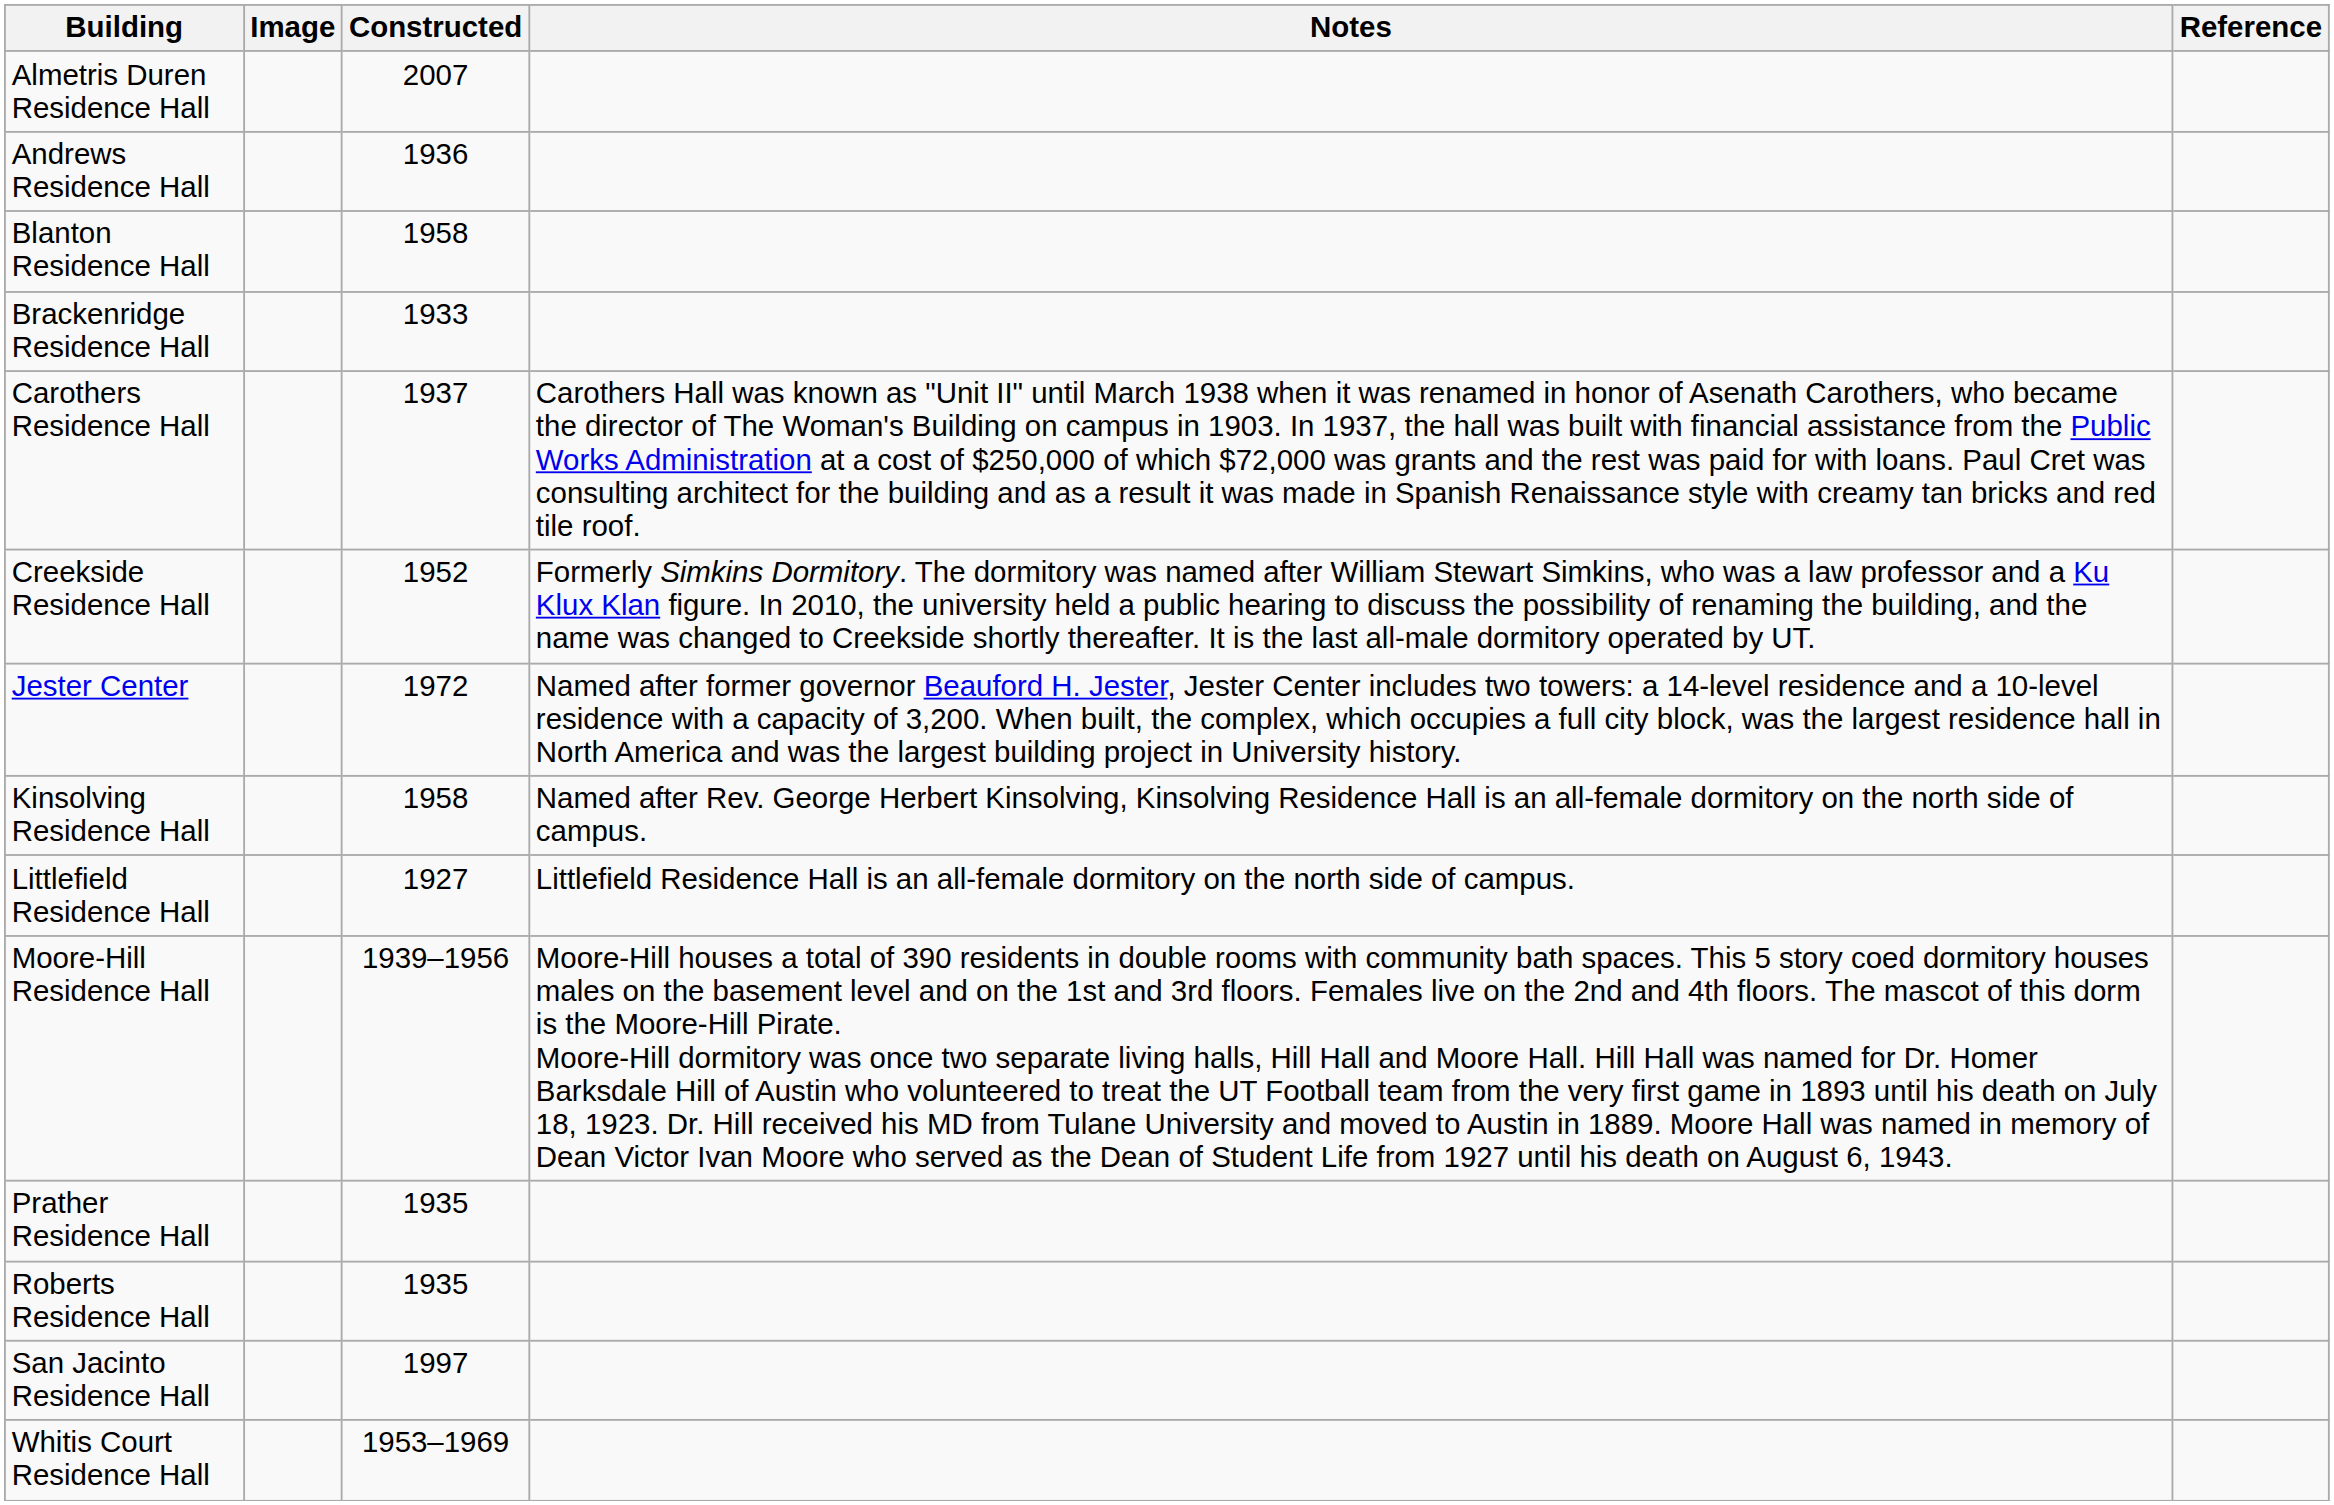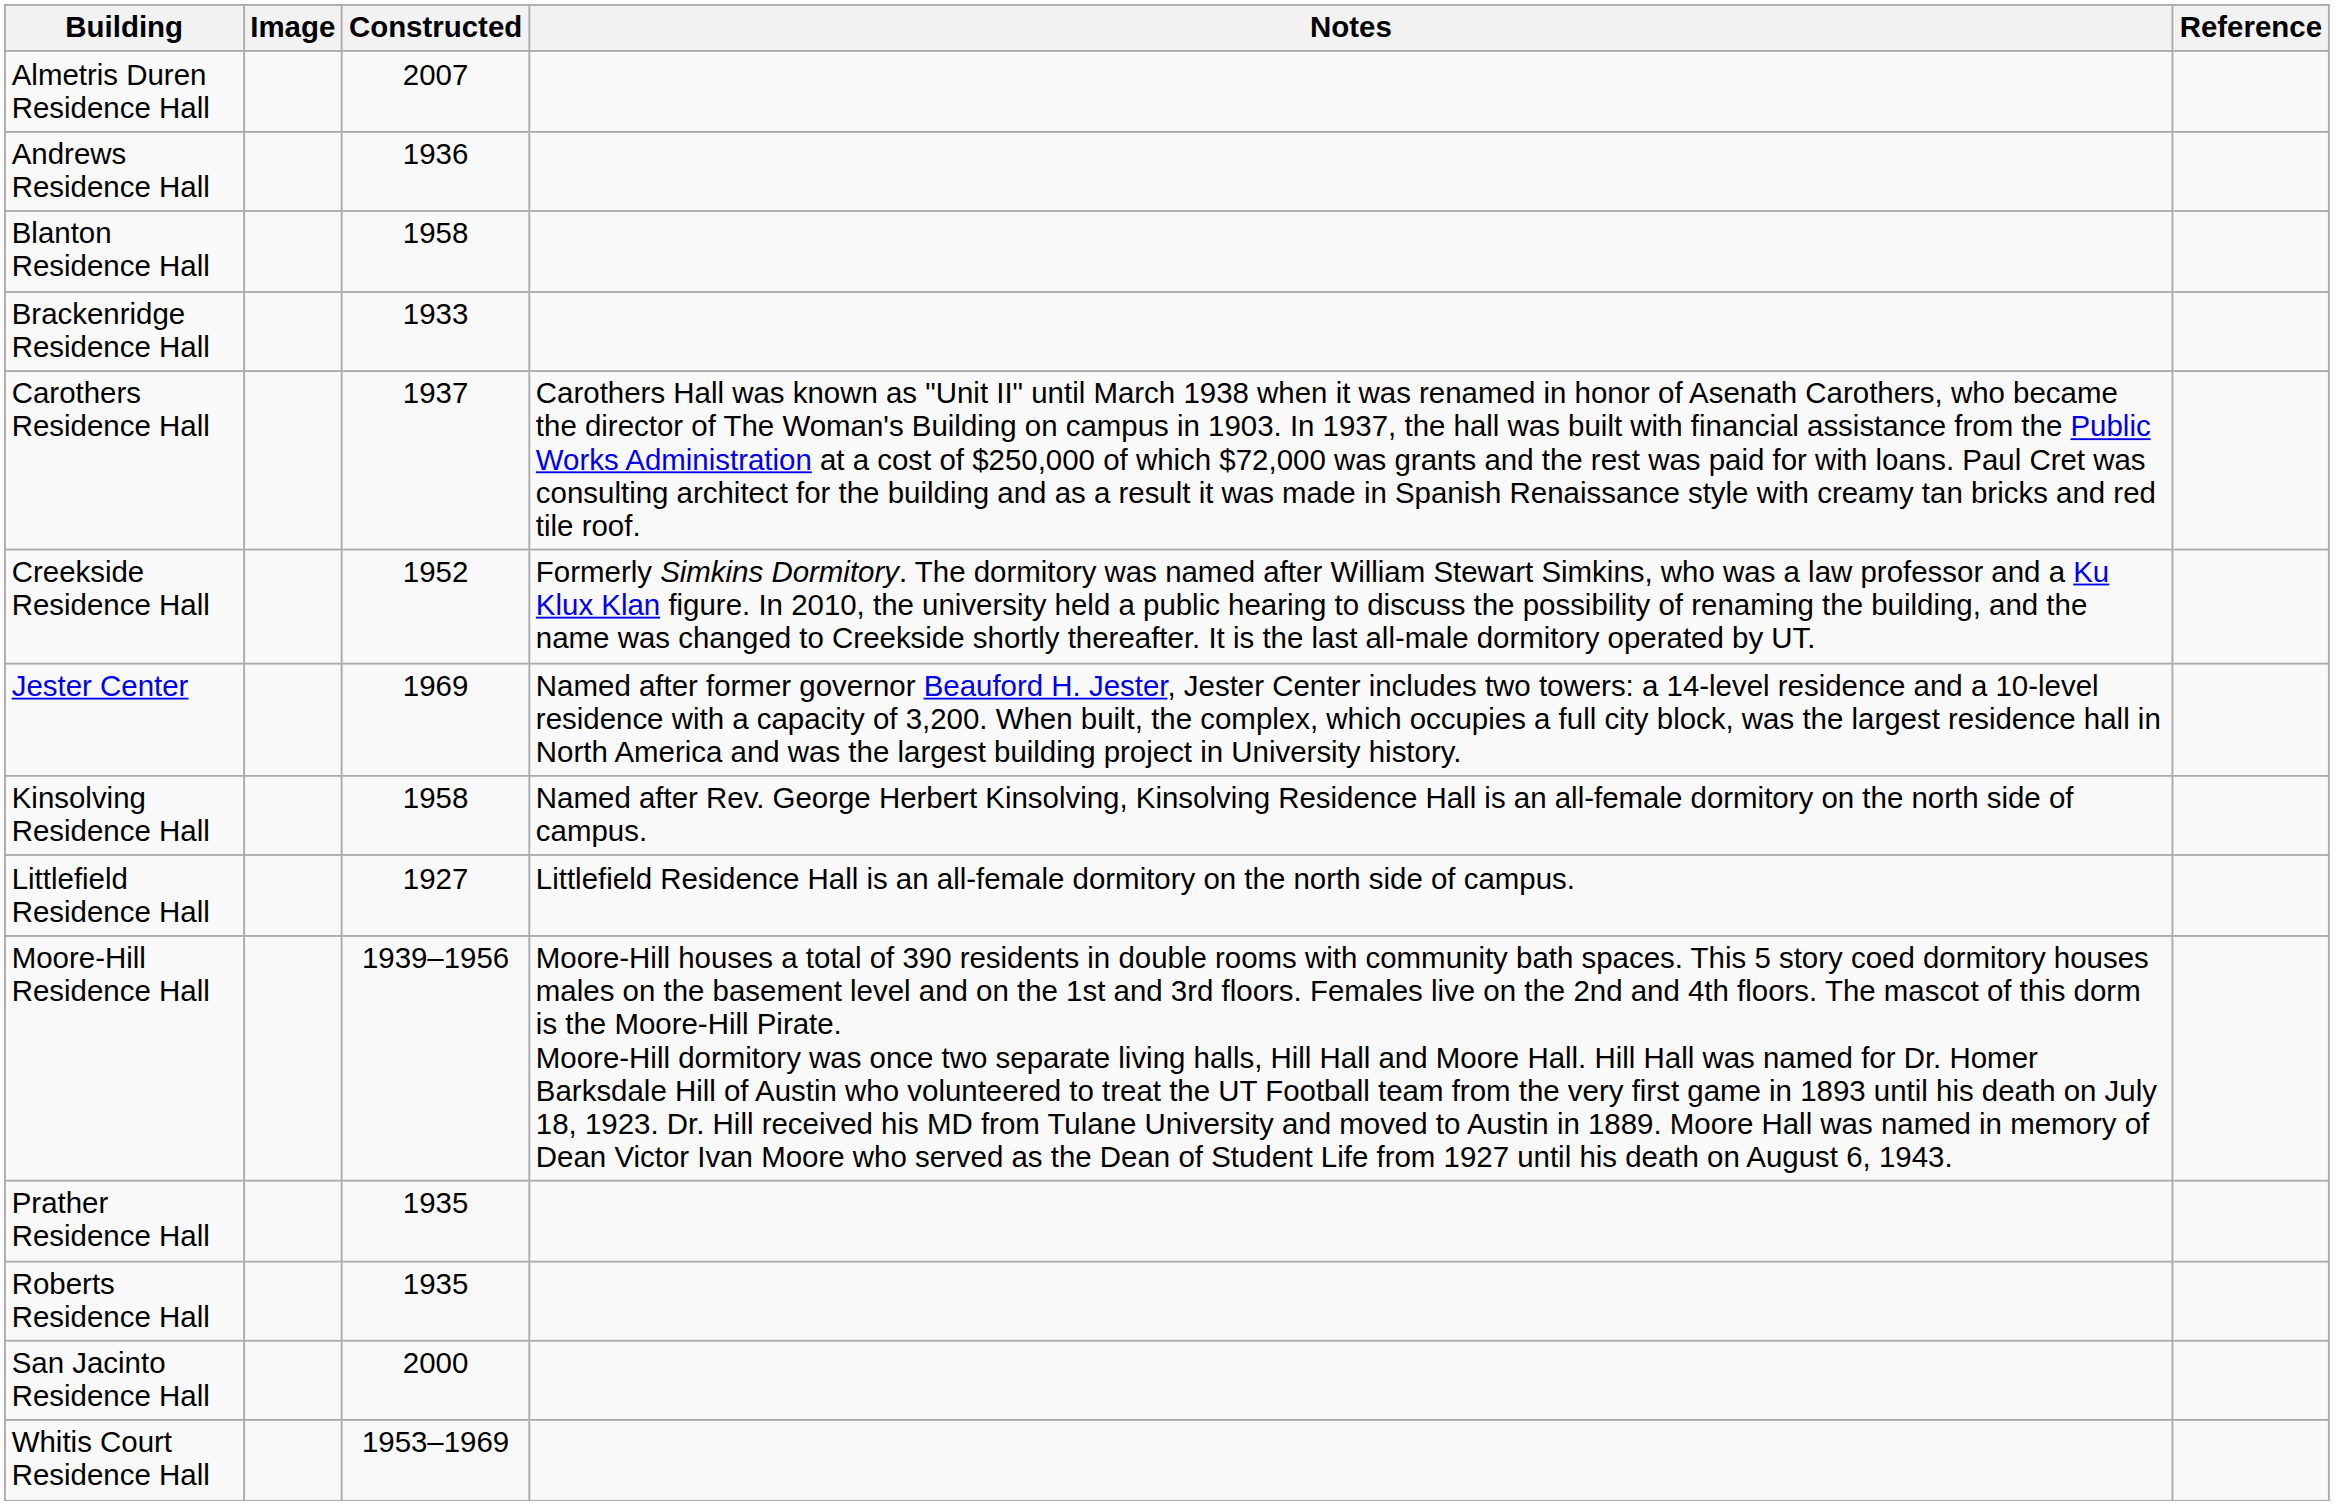(436, 685) 1972 -> (436, 685) 1969
(436, 1363) 1997 -> (436, 1363) 2000
